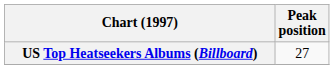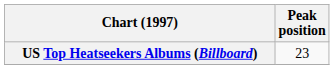(302, 53) 27 -> (302, 53) 23
